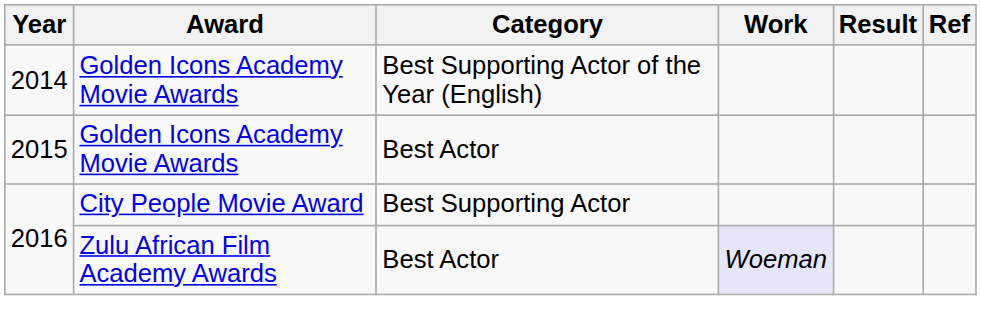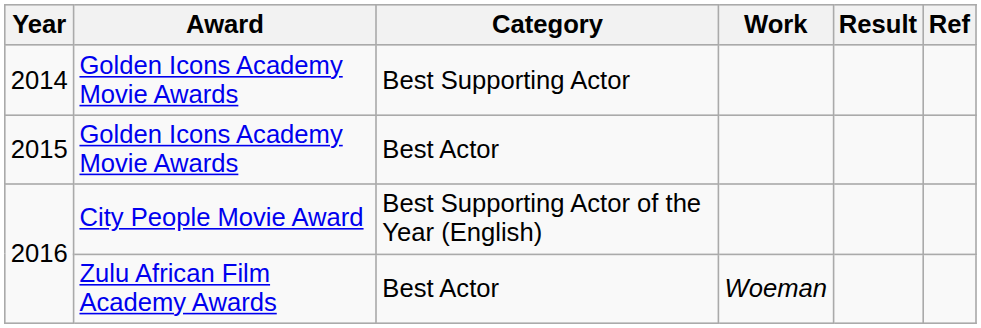(542, 79) Best Supporting Actor of the Year (English) -> (506, 79) Best Supporting Actor
(506, 204) Best Supporting Actor -> (542, 218) Best Supporting Actor of the Year (English)
(776, 259) lavender background -> (776, 288) no background
